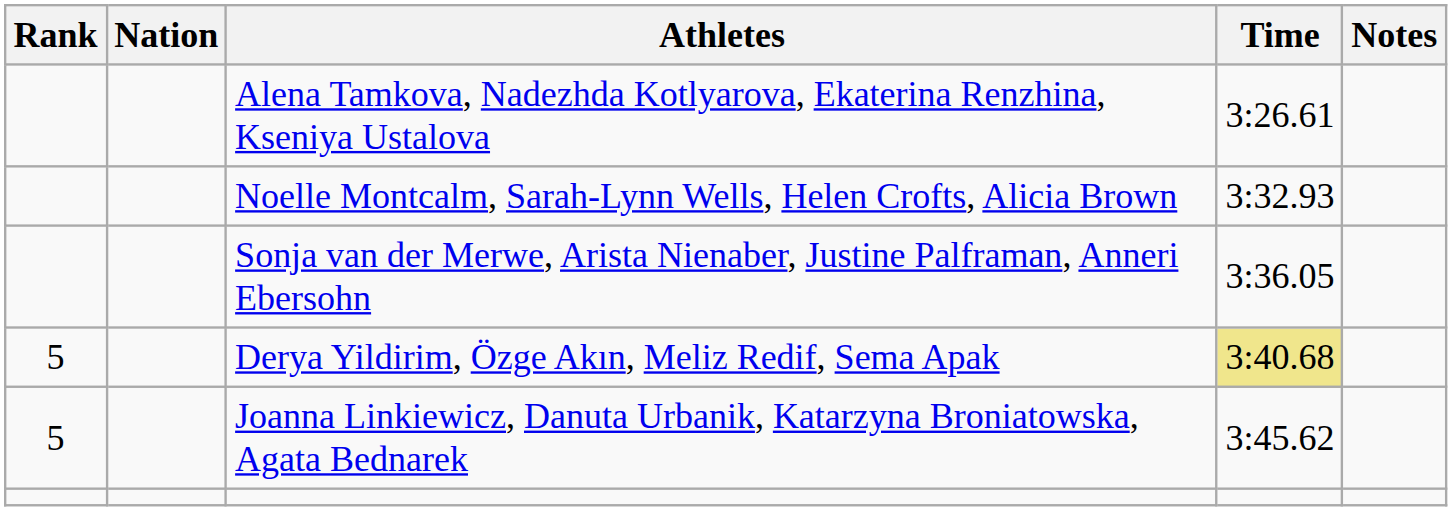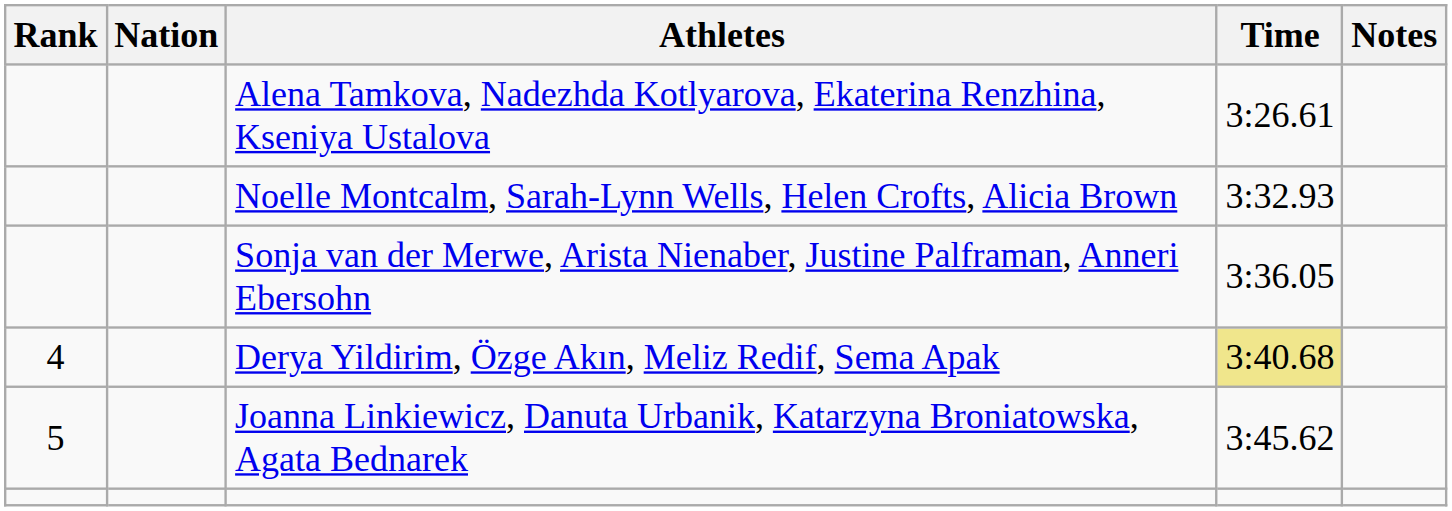(56, 357) 5 -> (56, 357) 4
